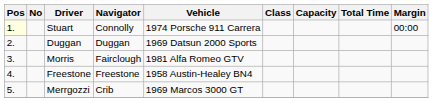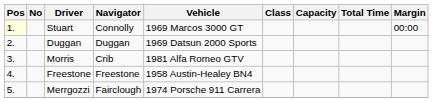(203, 28) 1974 Porsche 911 Carrera -> (194, 28) 1969 Marcos 3000 GT
(118, 59) Fairclough -> (104, 59) Crib
(104, 90) Crib -> (118, 90) Fairclough
(194, 90) 1969 Marcos 3000 GT -> (203, 90) 1974 Porsche 911 Carrera
